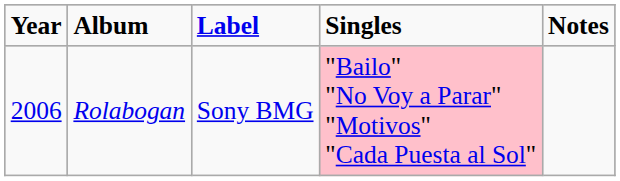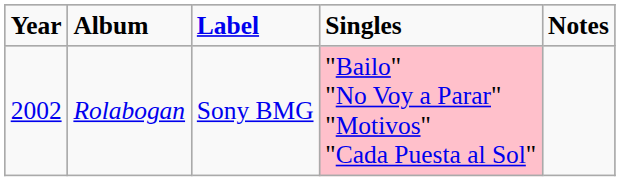(36, 110) 2006 -> (36, 110) 2002
